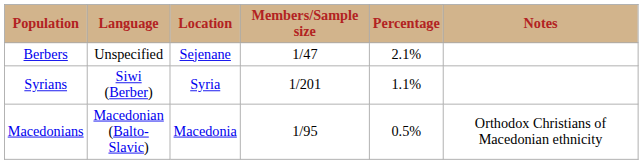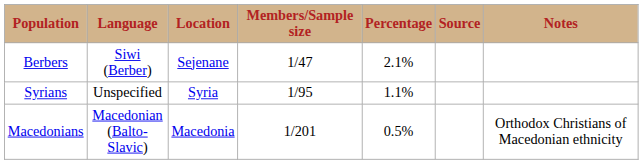+ column: (459, 23)
(129, 54) Unspecified -> (128, 62) Siwi (Berber)
(129, 84) Siwi (Berber) -> (128, 92) Unspecified
(305, 84) 1/201 -> (300, 92) 1/95
(305, 131) 1/95 -> (300, 131) 1/201
